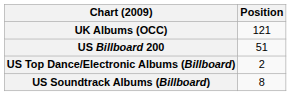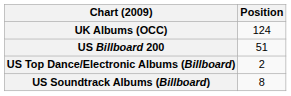(262, 30) 121 -> (262, 30) 124
